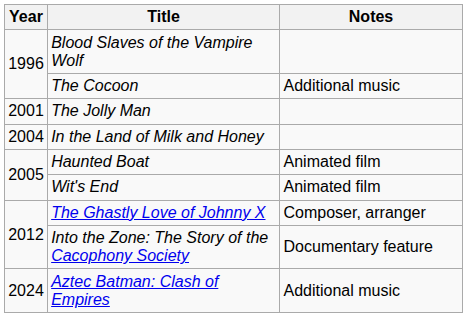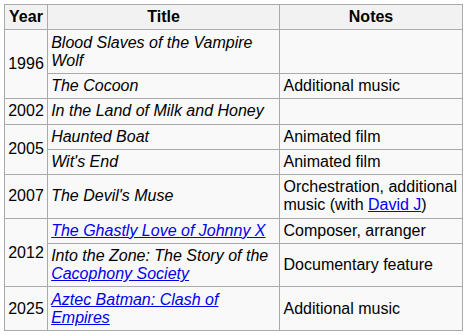- row: (101, 111)
(26, 136) 2004 -> (26, 111) 2002
+ row: (112, 196)
(26, 290) 2024 -> (26, 308) 2025
